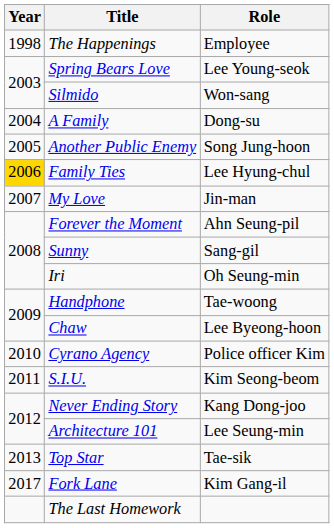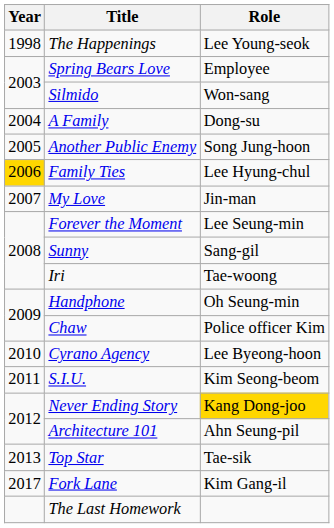(237, 43) Employee -> (257, 43) Lee Young-seok
(257, 69) Lee Young-seok -> (237, 69) Employee
(252, 224) Ahn Seung-pil -> (254, 224) Lee Seung-min
(252, 276) Oh Seung-min -> (240, 276) Tae-woong
(240, 302) Tae-woong -> (252, 302) Oh Seung-min
(262, 328) Lee Byeong-hoon -> (264, 328) Police officer Kim
(264, 353) Police officer Kim -> (262, 353) Lee Byeong-hoon
(255, 405) no background -> (255, 405) gold background
(254, 431) Lee Seung-min -> (252, 431) Ahn Seung-pil
